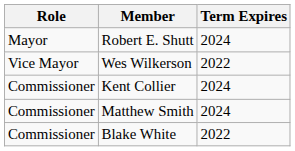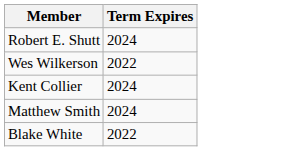- column: (51, 16)
